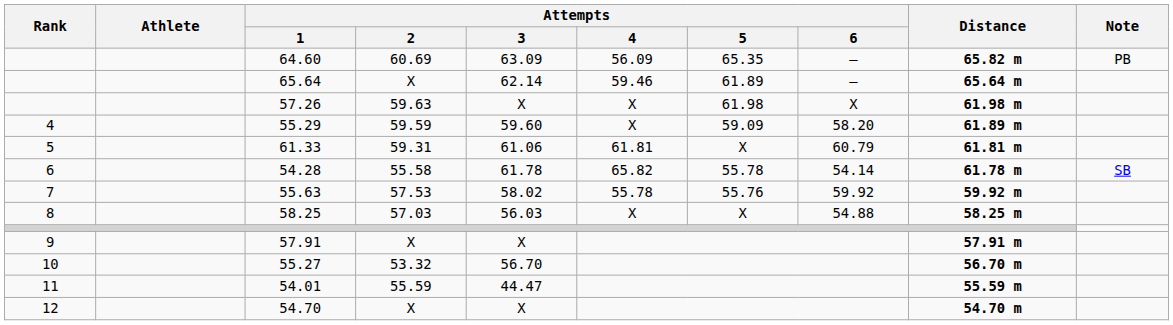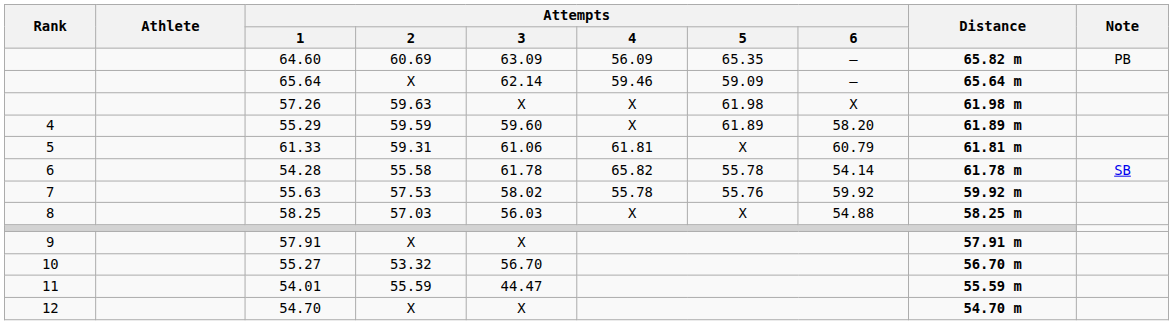(743, 82) 61.89 -> (743, 82) 59.09
(743, 126) 59.09 -> (743, 126) 61.89
